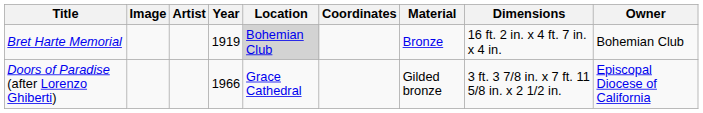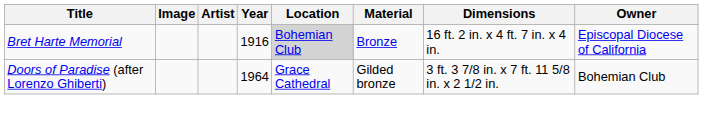- column: (359, 14)
(226, 42) 1919 -> (255, 42) 1916
(640, 42) Bohemian Club -> (631, 42) Episcopal Diocese of California
(226, 84) 1966 -> (255, 76) 1964
(627, 84) Episcopal Diocese of California -> (622, 76) Bohemian Club
